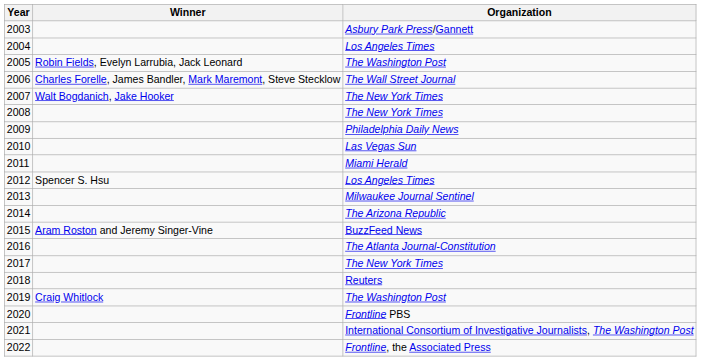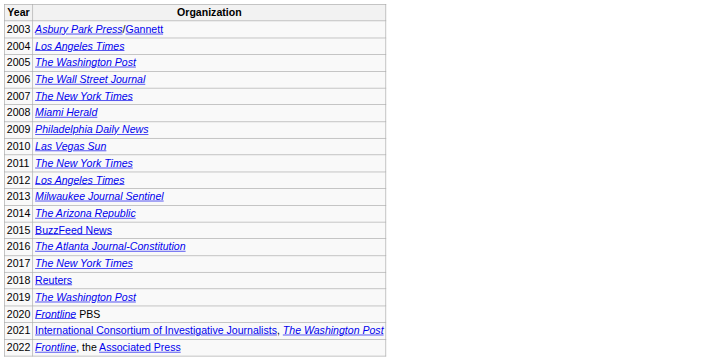- column: (188, 12)
(394, 113) The New York Times -> (66, 113) Miami Herald
(376, 163) Miami Herald -> (84, 163) The New York Times
